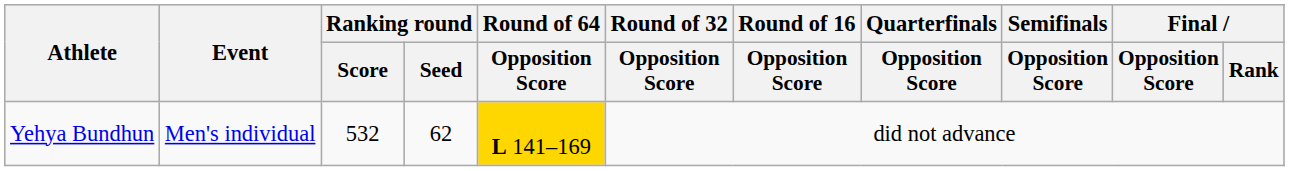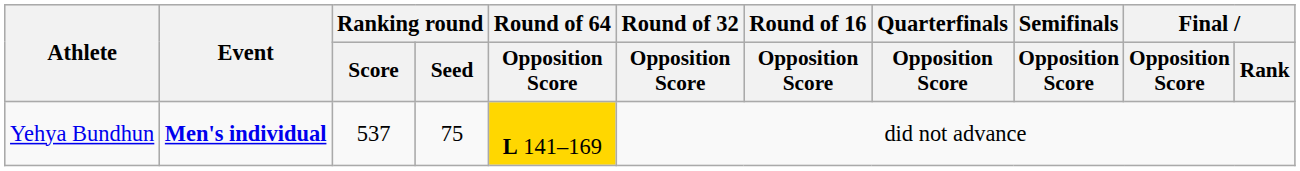(240, 133) normal -> (246, 133) bold
(363, 133) 532 -> (374, 133) 537
(441, 133) 62 -> (452, 133) 75
